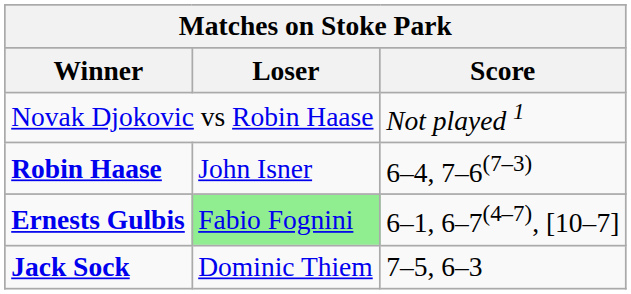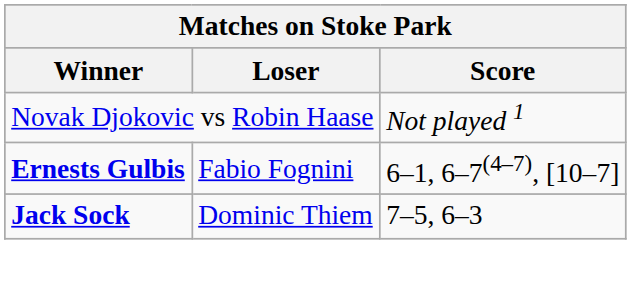- row: (87, 168)
(276, 219) lightgreen background -> (276, 168) no background
